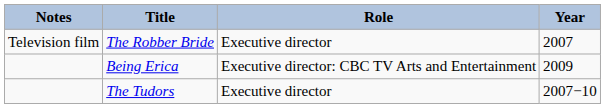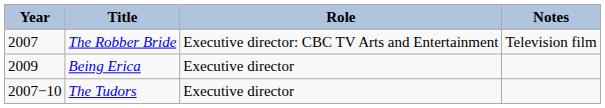columns swapped: (570, 17) <-> (54, 17)
(276, 41) Executive director -> (341, 41) Executive director: CBC TV Arts and Entertainment
(379, 66) Executive director: CBC TV Arts and Entertainment -> (239, 66) Executive director
